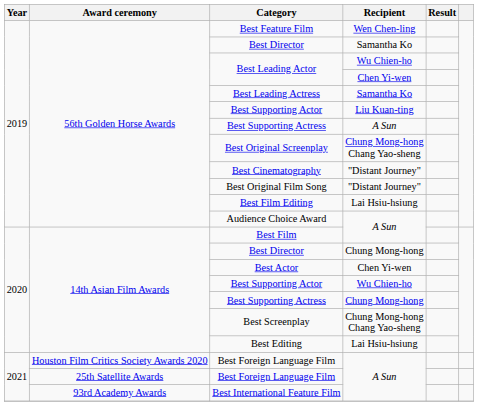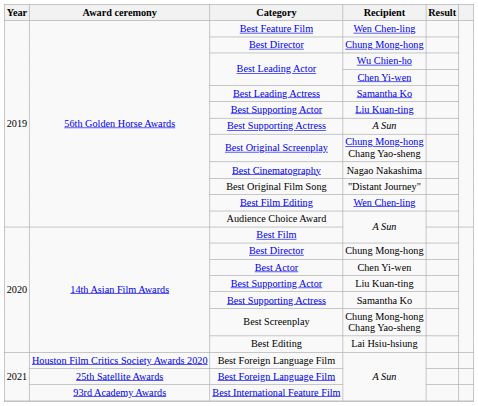(384, 45) Samantha Ko -> (384, 45) Chung Mong-hong
(384, 170) "Distant Journey" -> (384, 170) Nagao Nakashima
(384, 202) Lai Hsiu-hsiung -> (384, 202) Wen Chen-ling
(384, 283) Wu Chien-ho -> (384, 283) Liu Kuan-ting
(384, 300) Chung Mong-hong -> (384, 300) Samantha Ko
